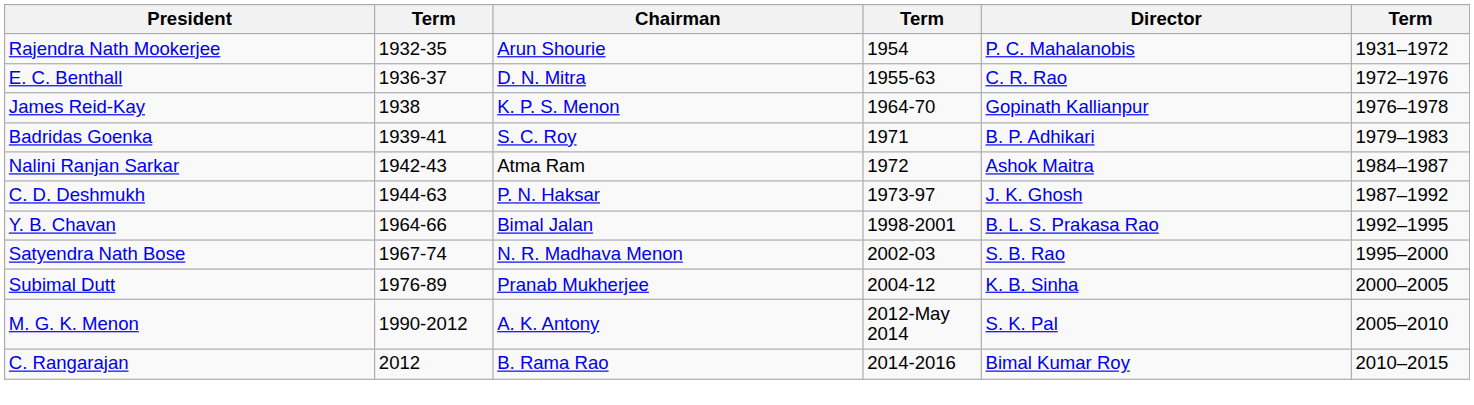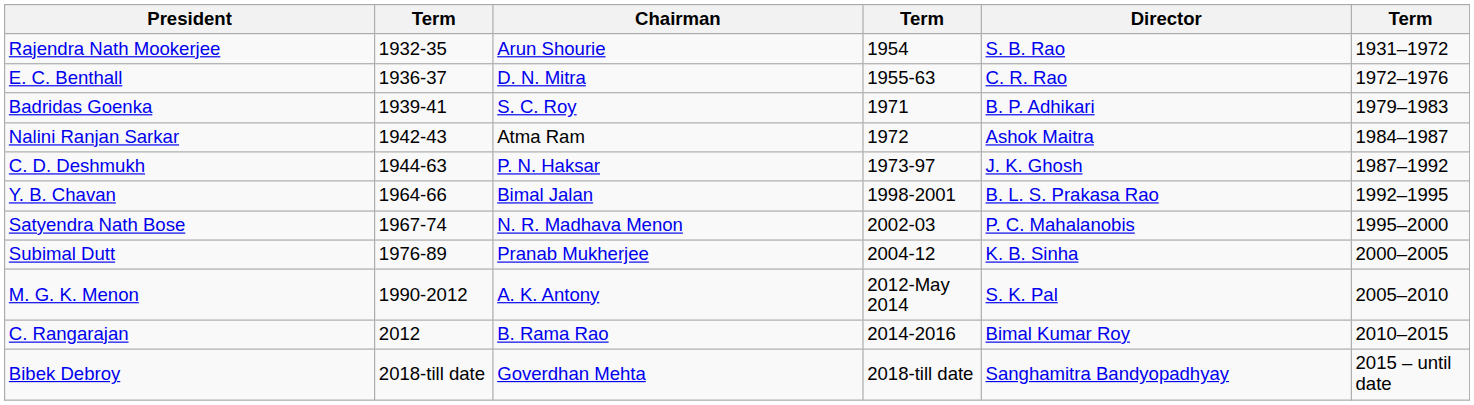(1060, 48) P. C. Mahalanobis -> (1025, 48) S. B. Rao
- row: (77, 107)
(1025, 254) S. B. Rao -> (1060, 225) P. C. Mahalanobis
+ row: (65, 374)
